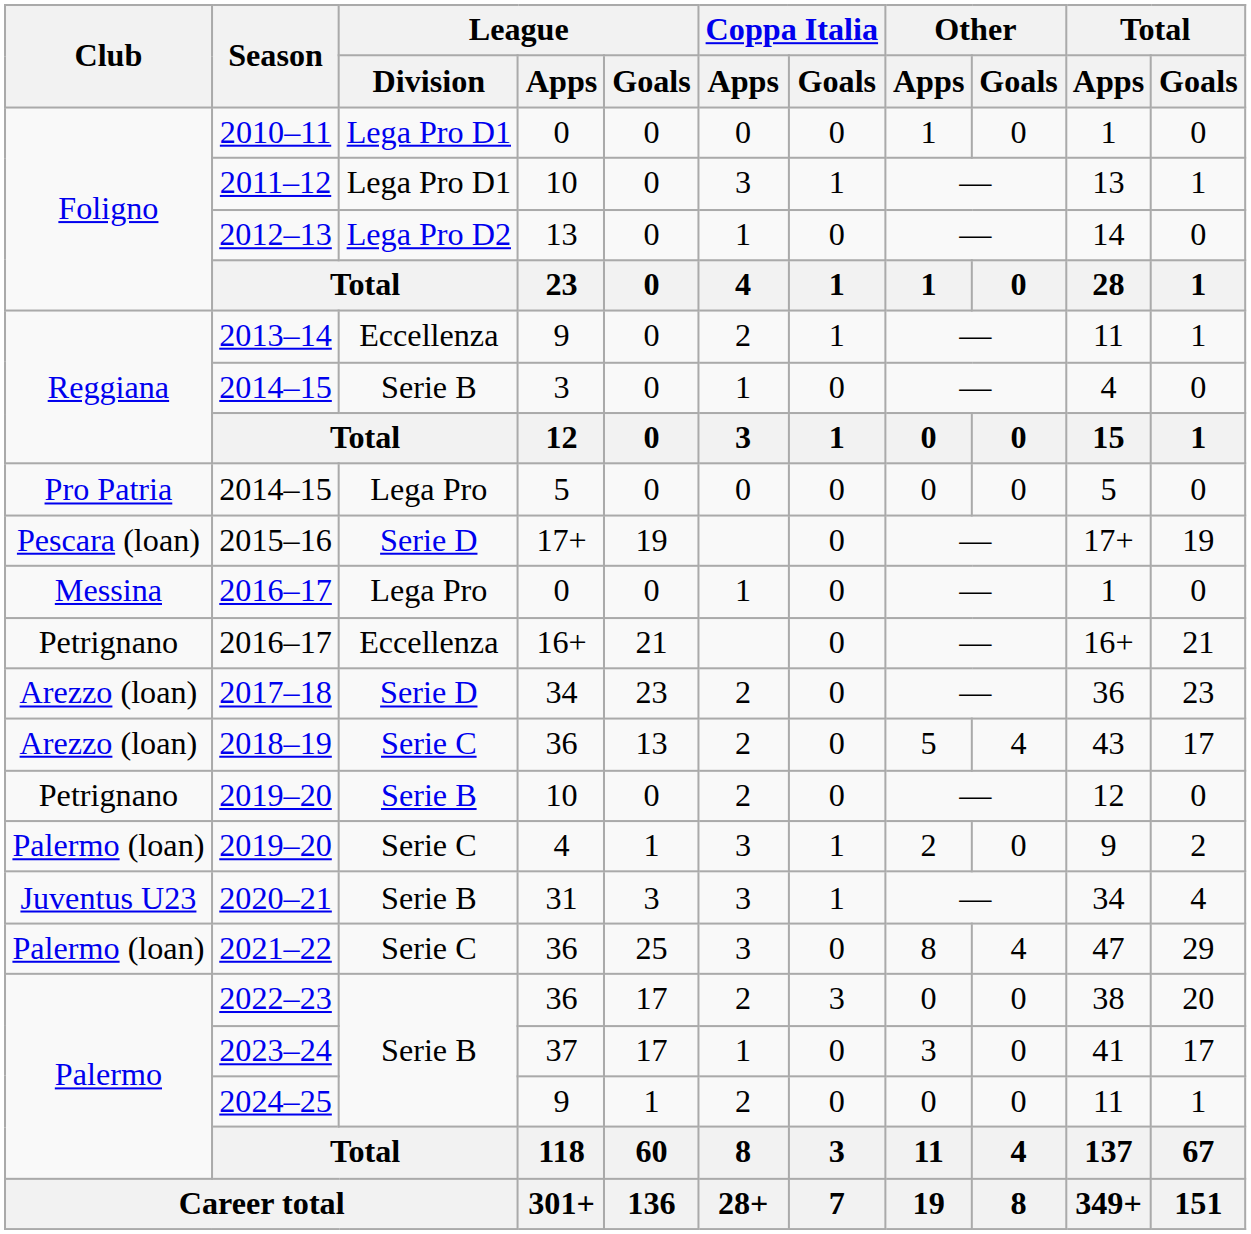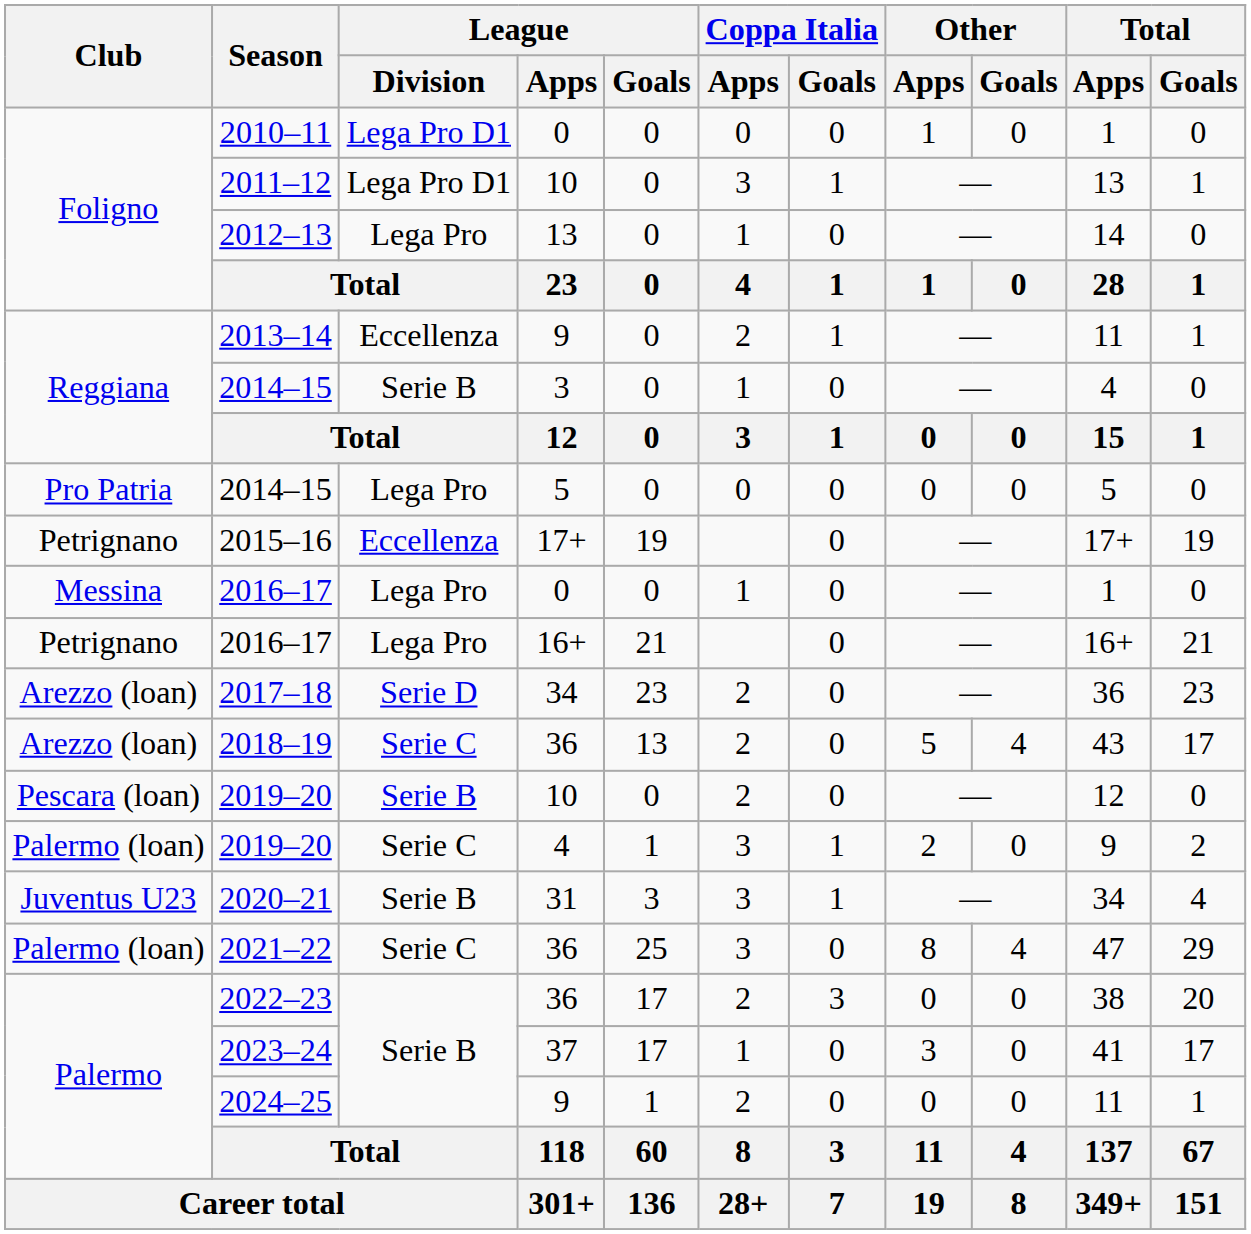(429, 234) Lega Pro D2 -> (429, 234) Lega Pro
(108, 540) Pescara (loan) -> (108, 540) Petrignano
(429, 540) Serie D -> (429, 540) Eccellenza
(429, 642) Eccellenza -> (429, 642) Lega Pro
(108, 795) Petrignano -> (108, 795) Pescara (loan)
